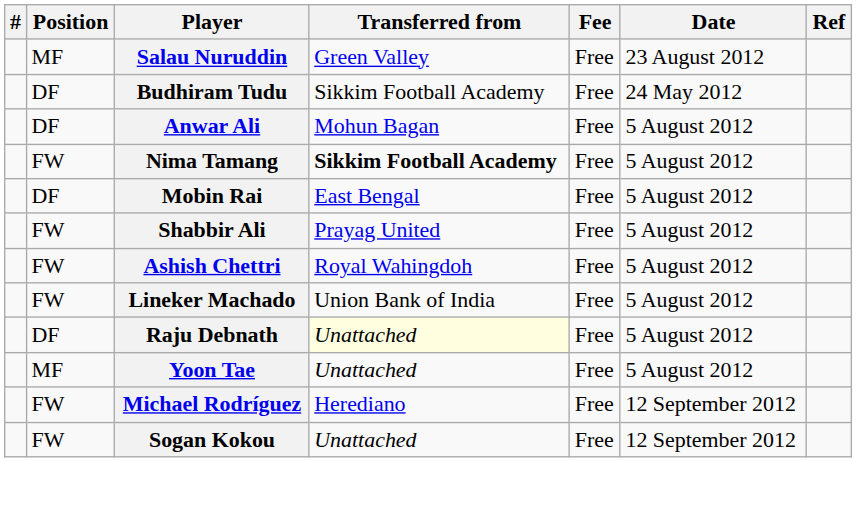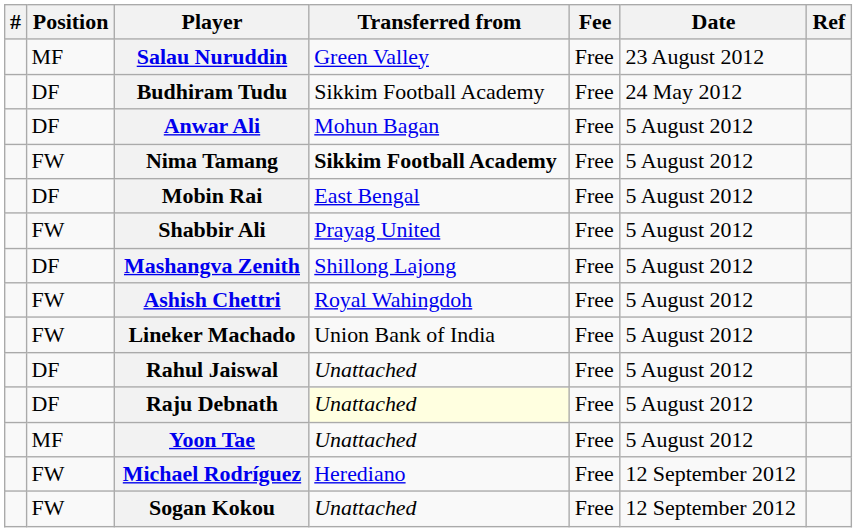+ row: (212, 265)
+ row: (212, 369)
